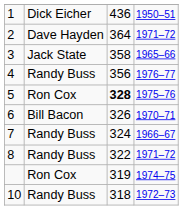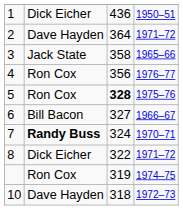(61, 74) Randy Buss -> (52, 74) Ron Cox
(120, 114) 326 -> (120, 114) 327
(156, 115) 1970–71 -> (156, 115) 1966–67
(61, 134) normal -> (64, 134) bold
(156, 135) 1966–67 -> (156, 135) 1970–71
(61, 154) Randy Buss -> (59, 154) Dick Eicher
(61, 194) Randy Buss -> (65, 194) Dave Hayden
